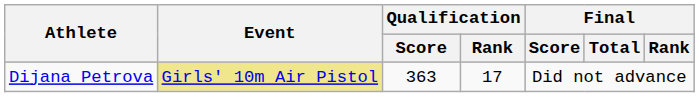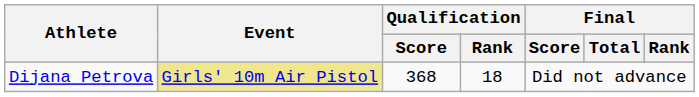(421, 77) 363 -> (421, 77) 368
(492, 77) 17 -> (492, 77) 18
